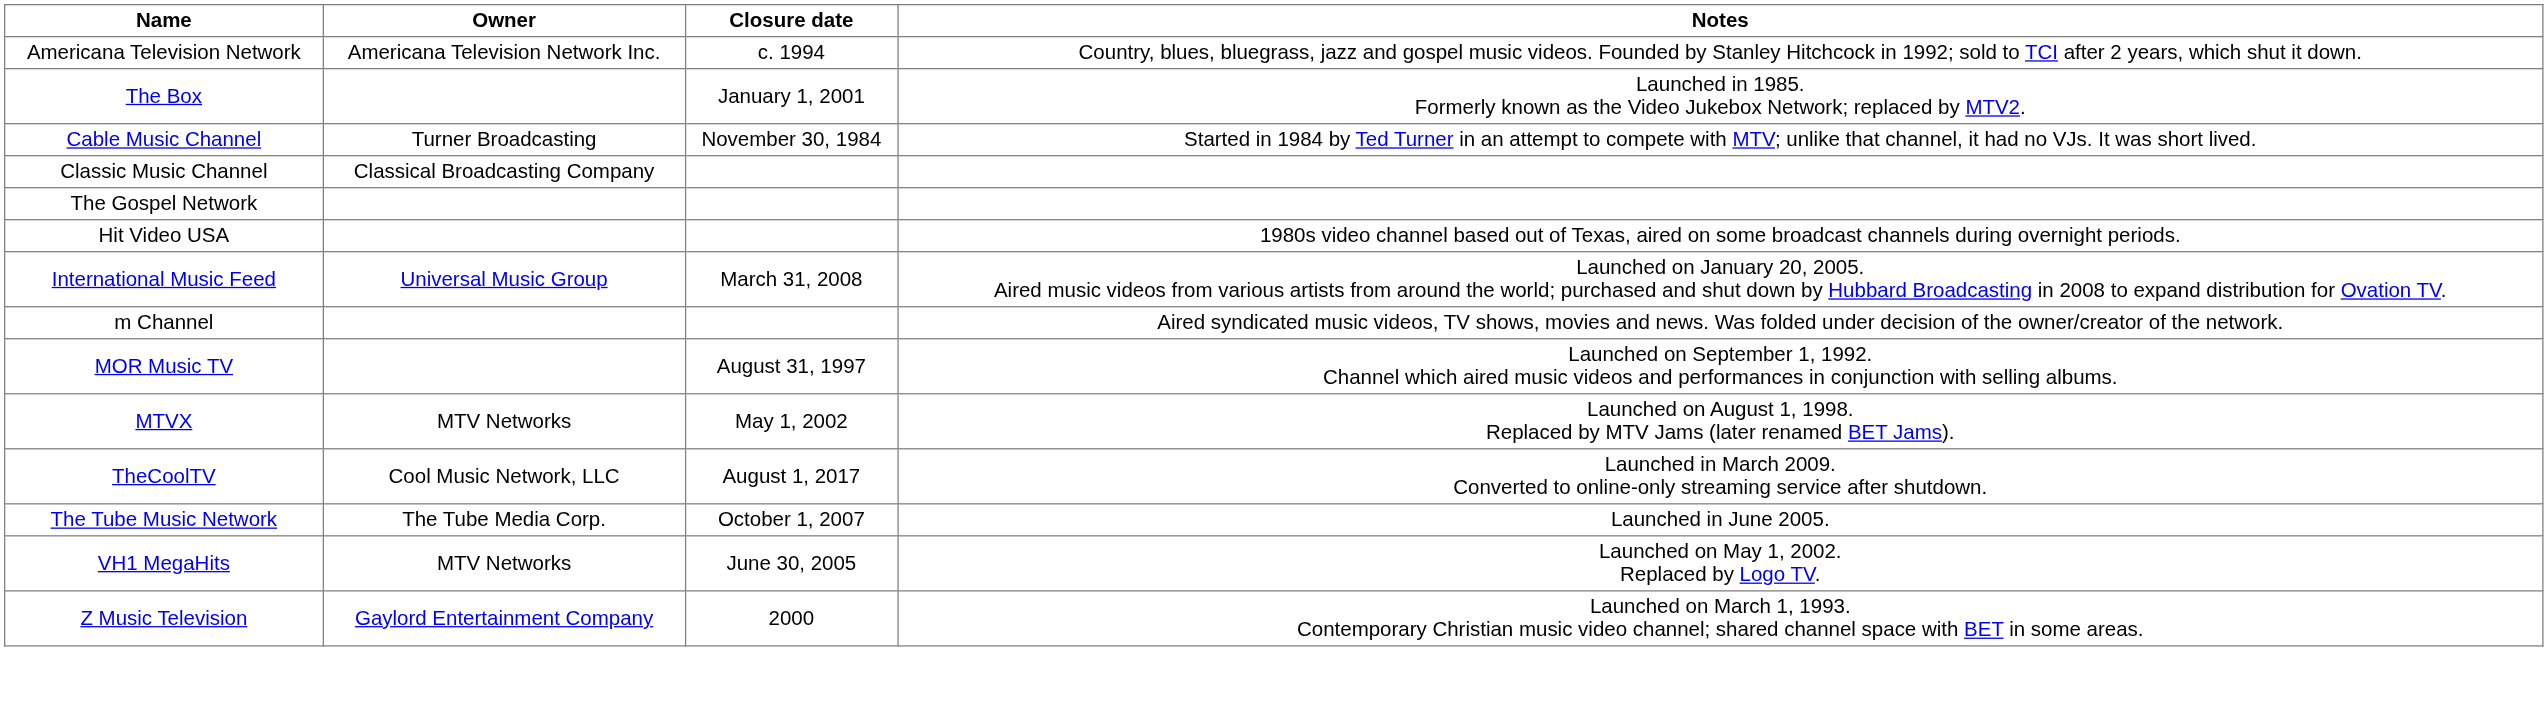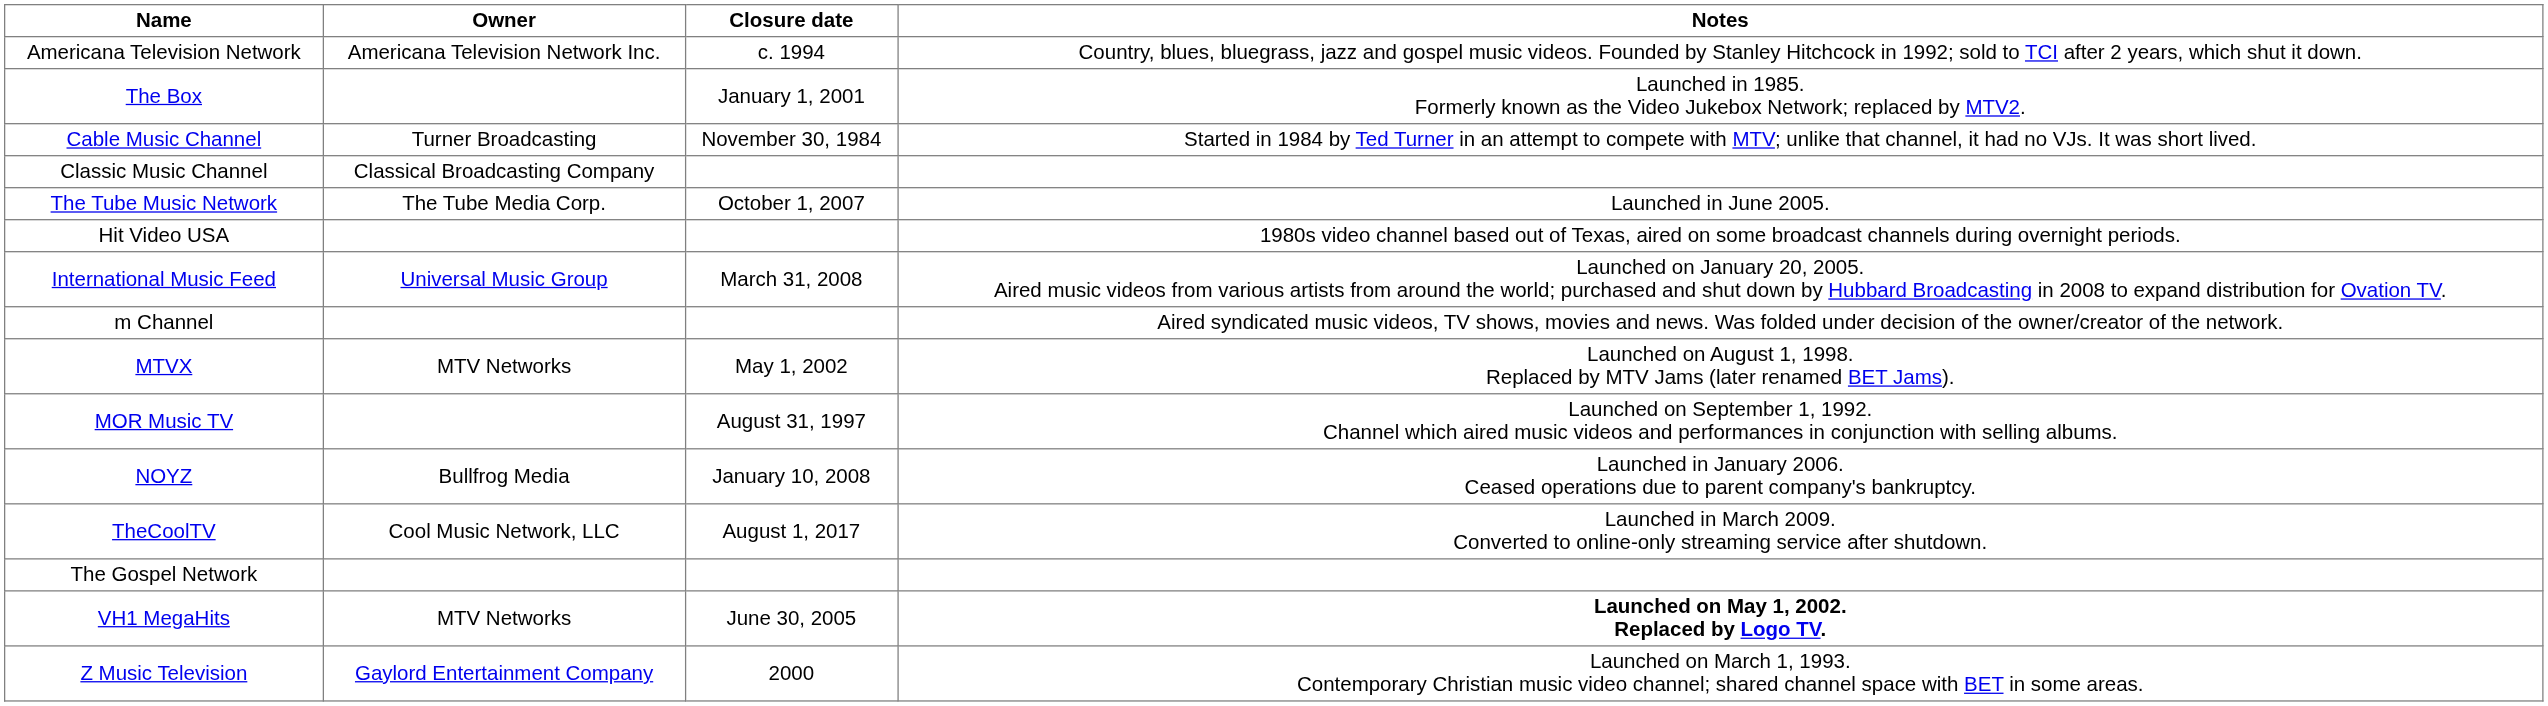rows swapped: (164, 203) <-> (164, 519)
rows swapped: (164, 366) <-> (164, 421)
+ row: (164, 476)
(1720, 563) normal -> (1720, 618) bold
